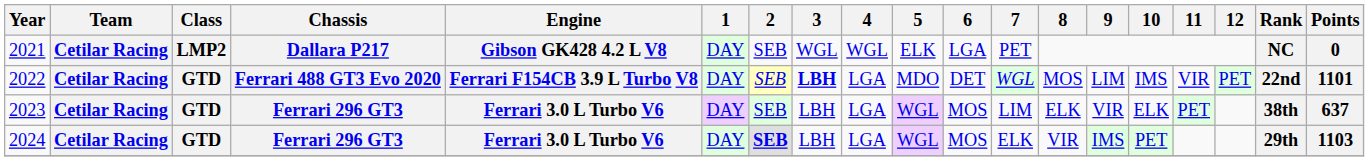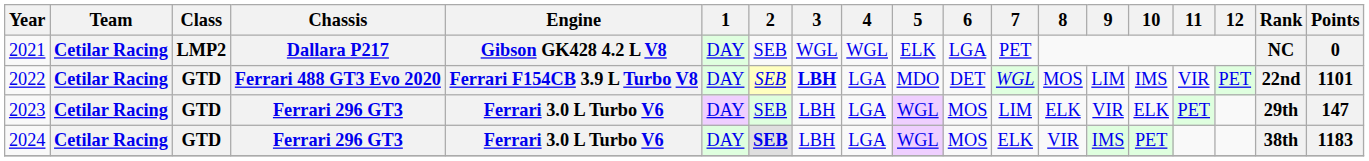(1281, 110) 38th -> (1281, 110) 29th
(1335, 110) 637 -> (1335, 110) 147
(1281, 140) 29th -> (1281, 140) 38th
(1335, 140) 1103 -> (1335, 140) 1183
